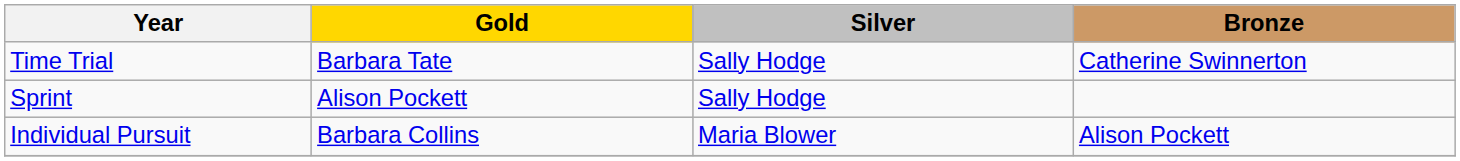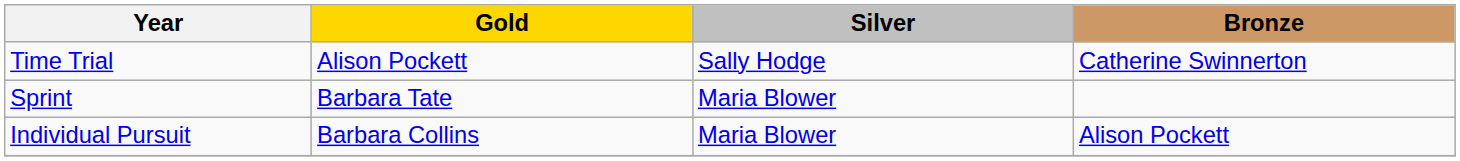(385, 60) Barbara Tate -> (392, 60) Alison Pockett
(392, 98) Alison Pockett -> (385, 98) Barbara Tate
(762, 98) Sally Hodge -> (767, 98) Maria Blower
